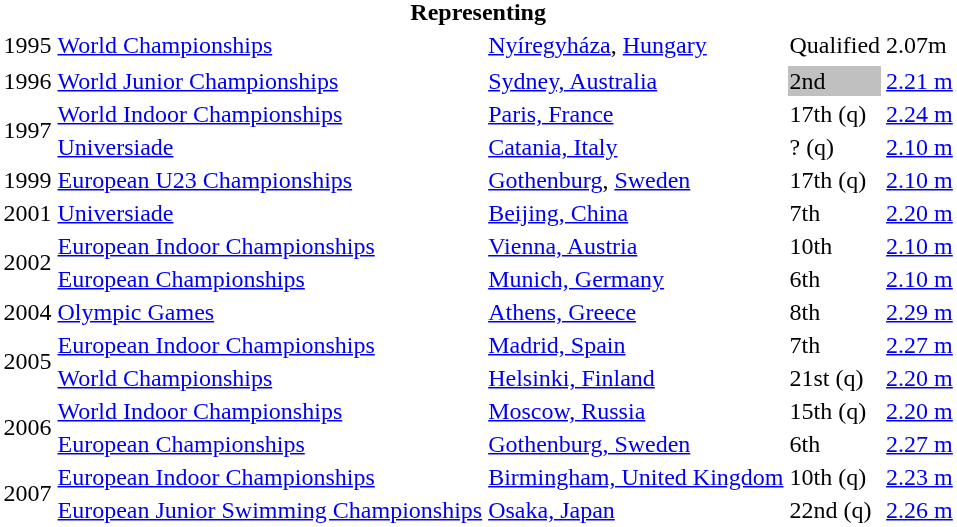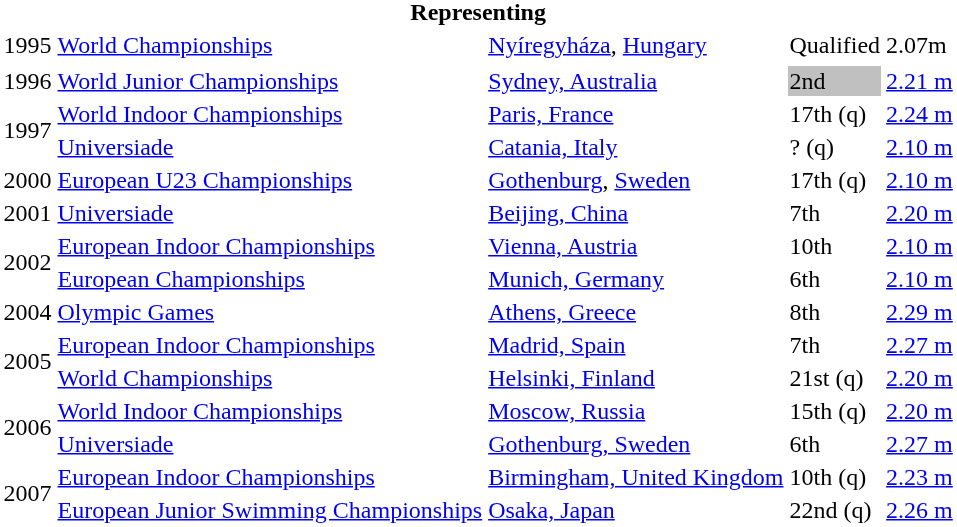(28, 179) 1999 -> (28, 179) 2000
(181, 443) European Championships -> (115, 443) Universiade
